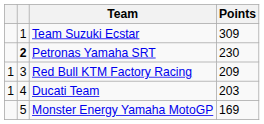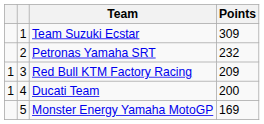(23, 53) bold -> (23, 53) normal
(229, 53) 230 -> (229, 53) 232
(229, 91) 203 -> (229, 91) 200
